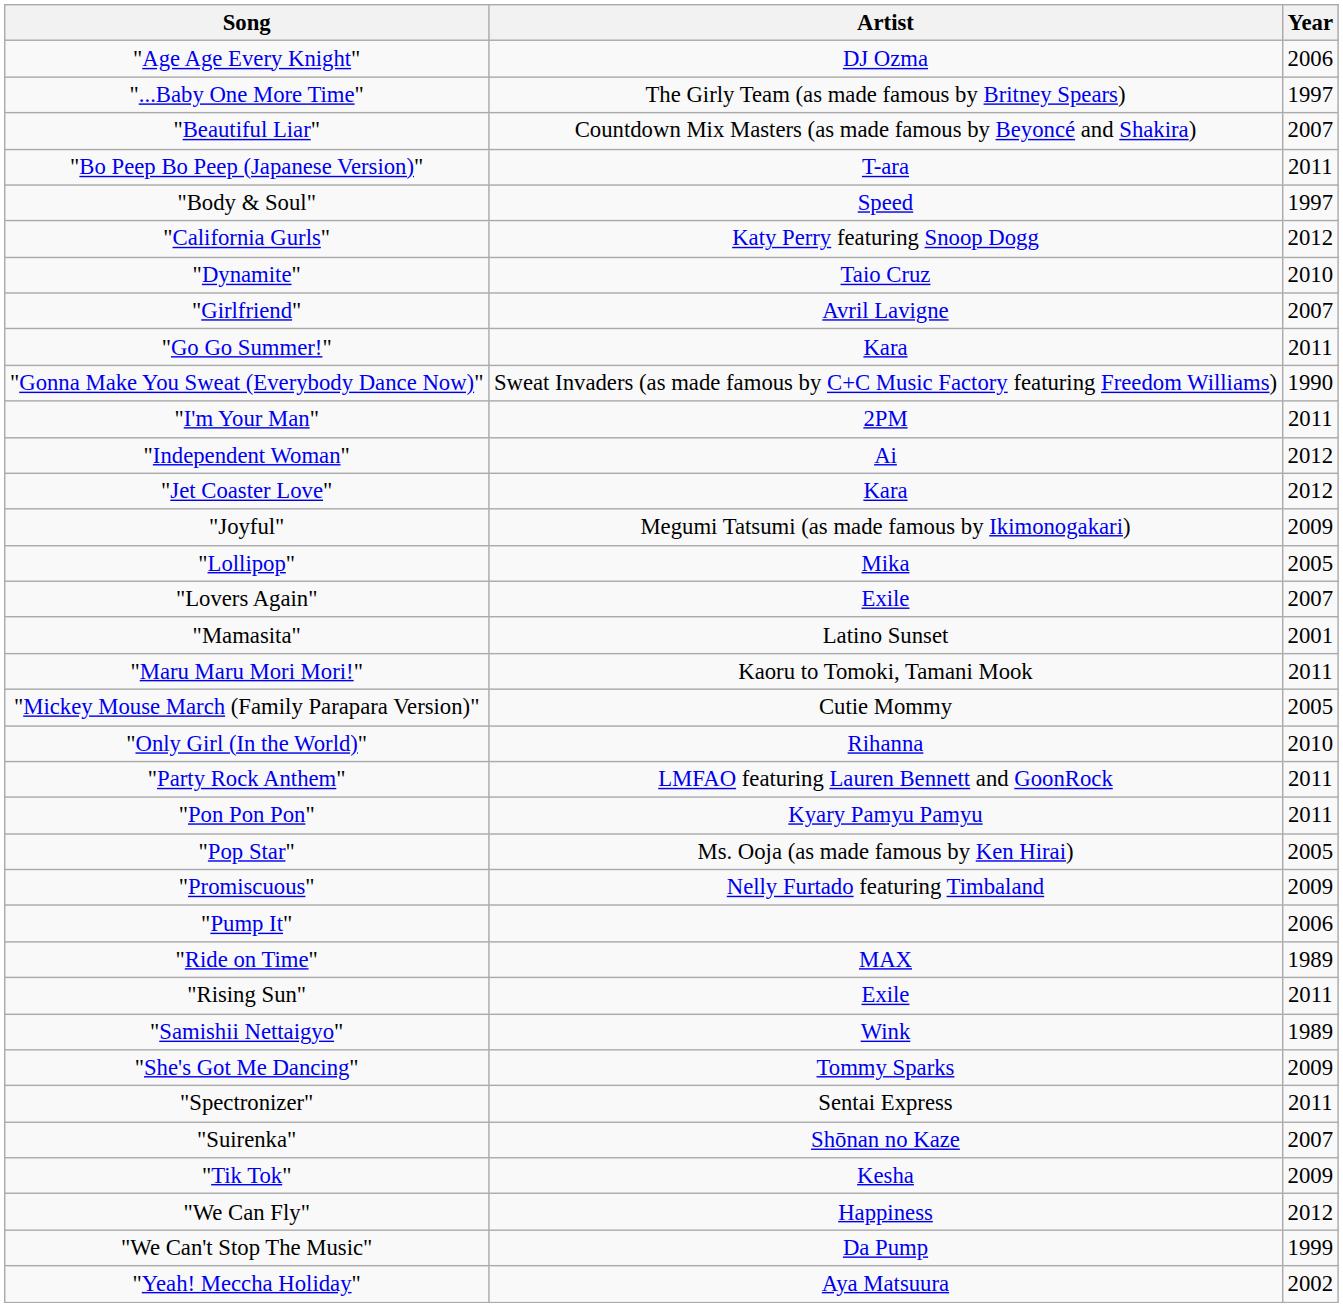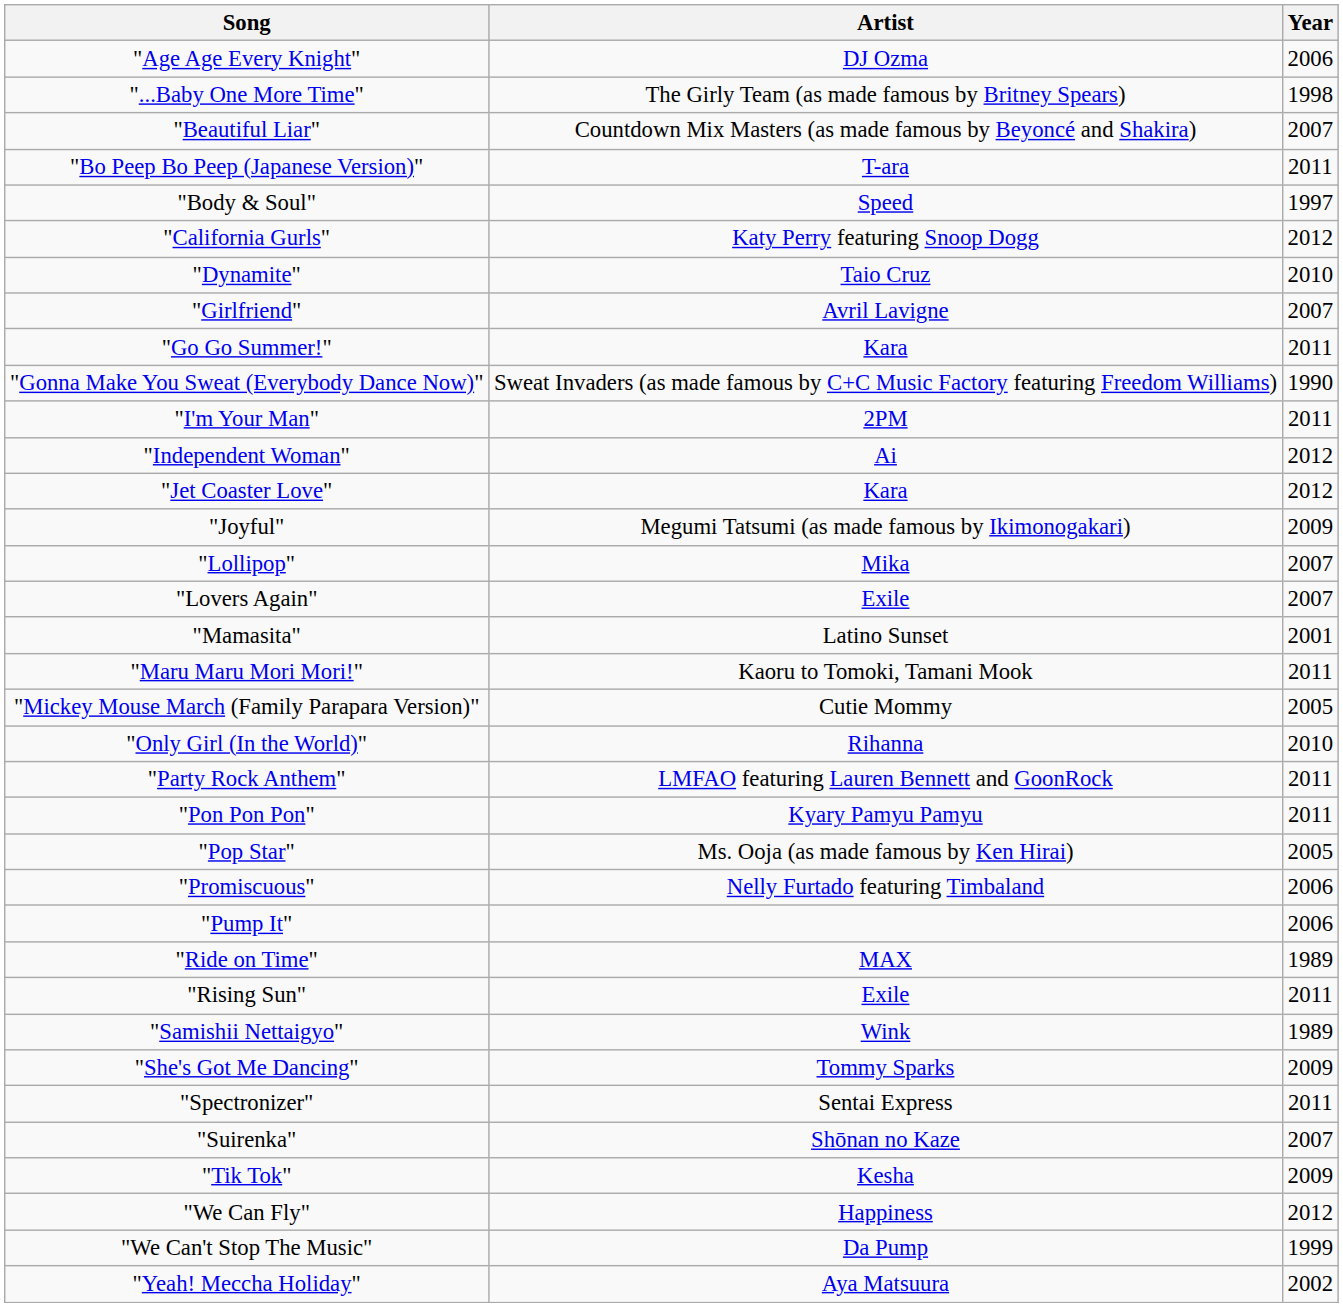(1310, 94) 1997 -> (1310, 94) 1998
(1310, 563) 2005 -> (1310, 563) 2007
(1310, 887) 2009 -> (1310, 887) 2006
